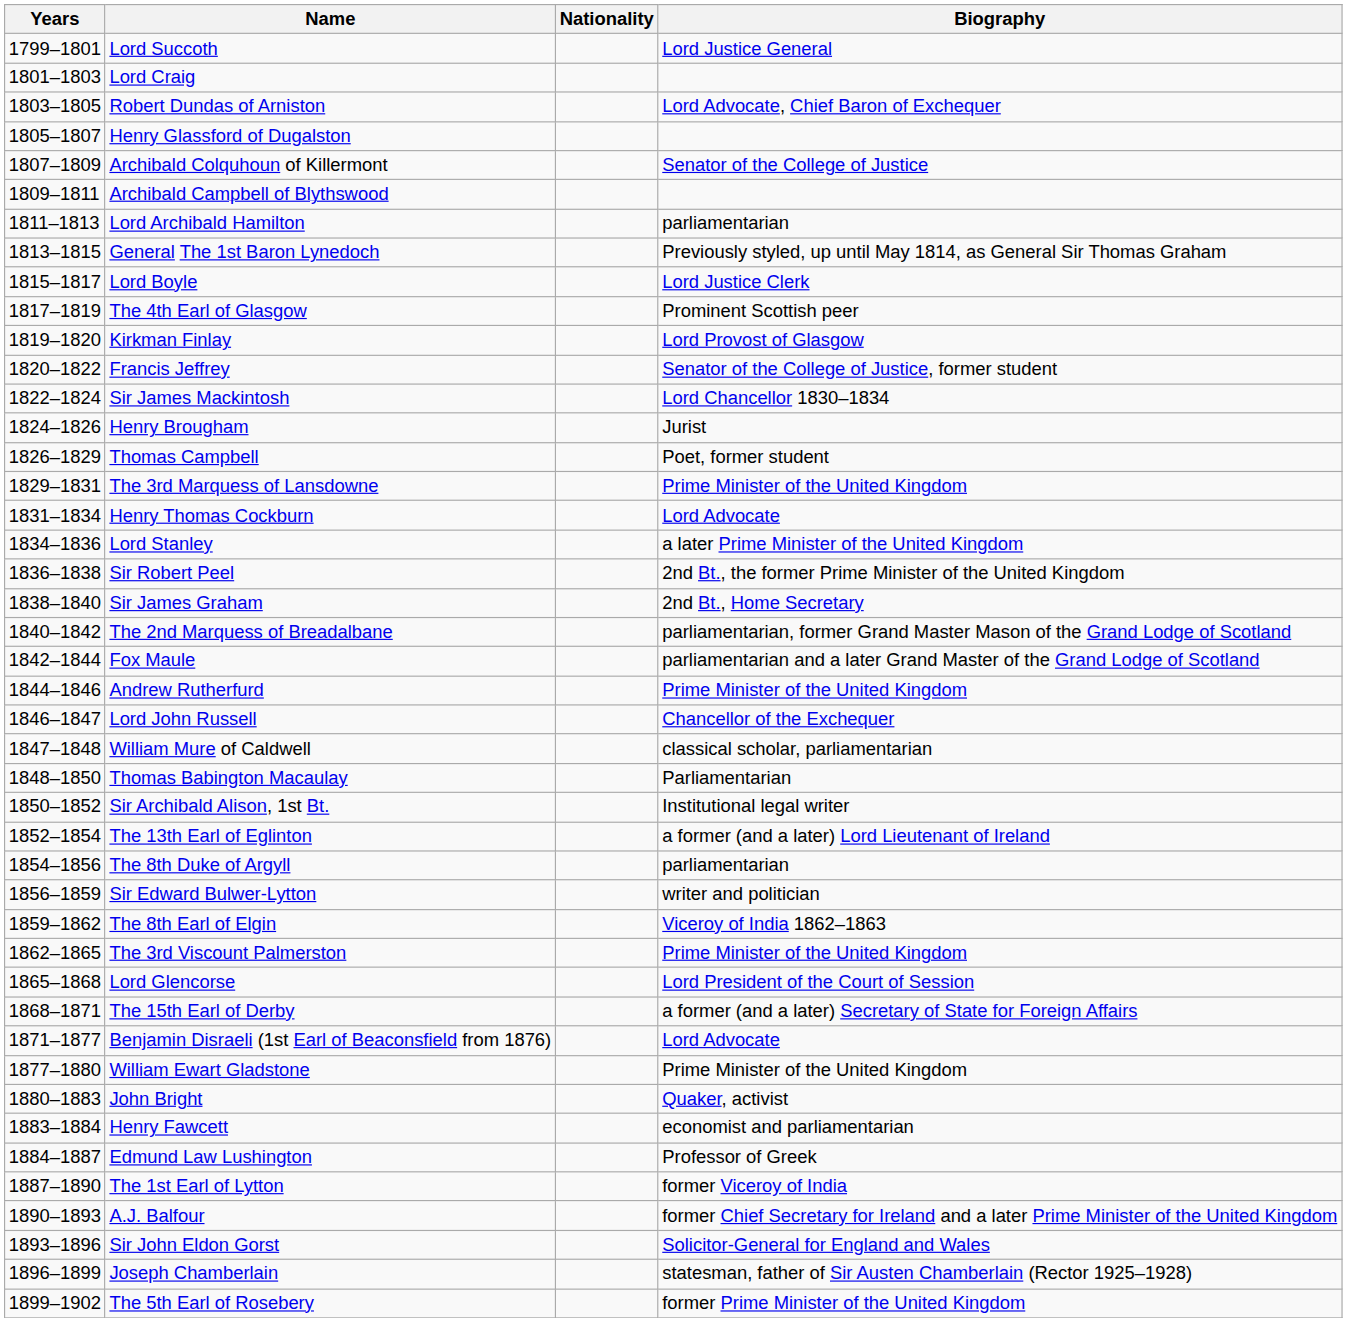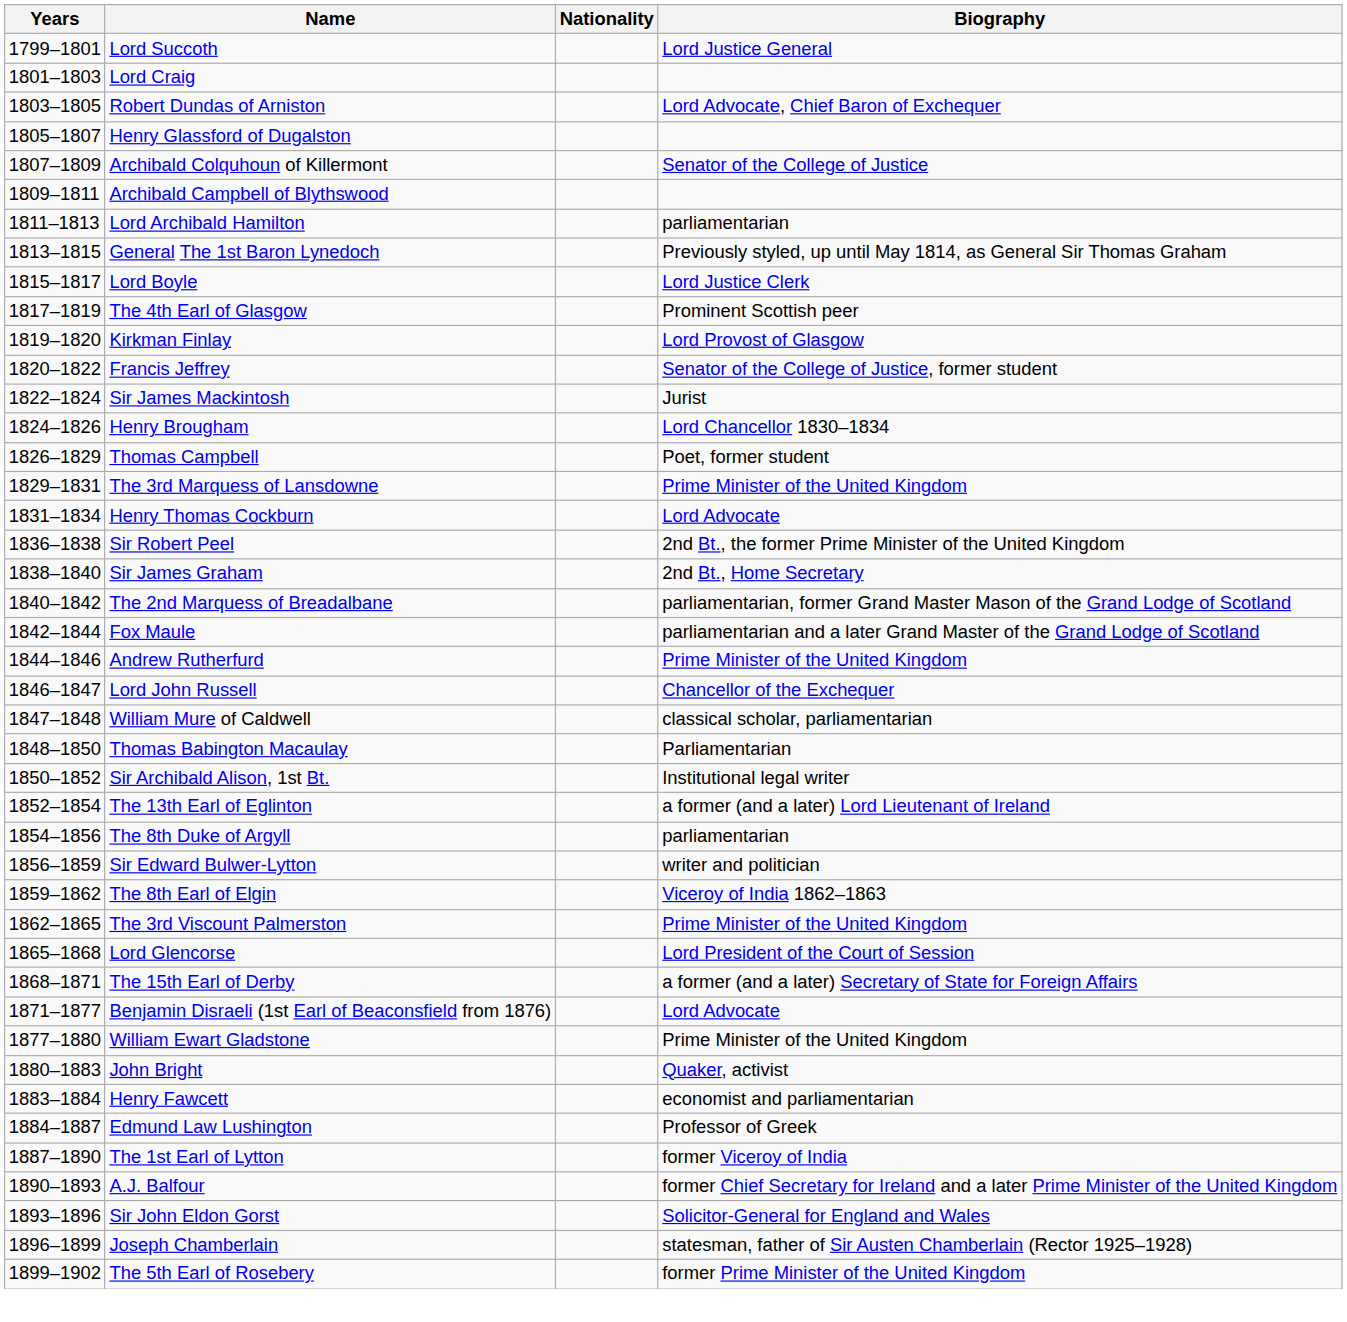(776, 398) Lord Chancellor 1830–1834 -> (684, 398) Jurist
(684, 427) Jurist -> (776, 427) Lord Chancellor 1830–1834
- row: (161, 544)
